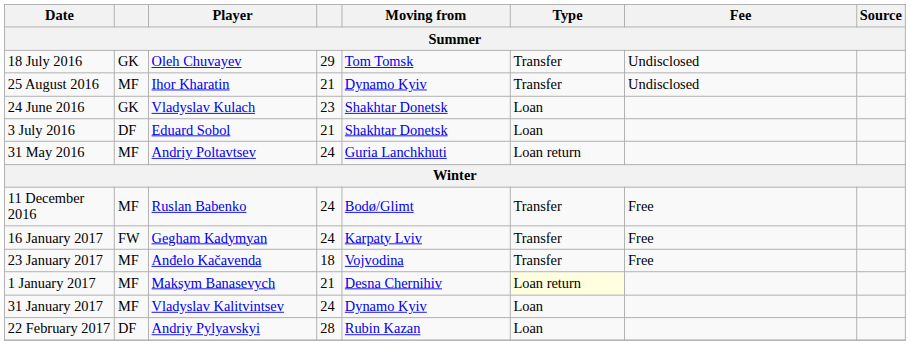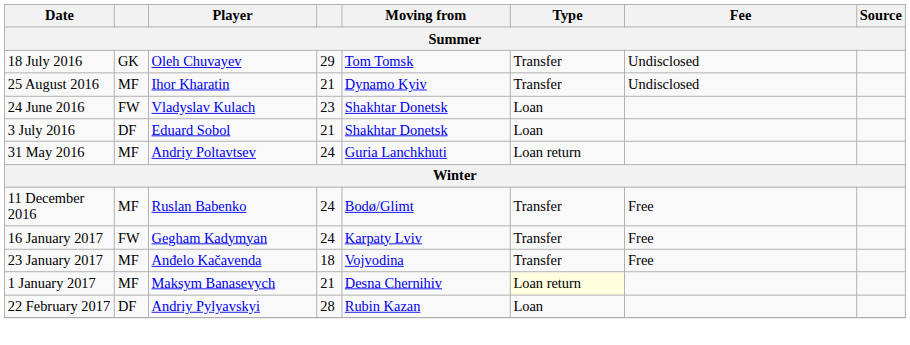(128, 107) GK -> (129, 107) FW
- row: (55, 306)
